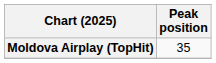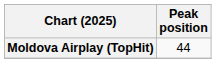(184, 48) 35 -> (184, 48) 44
